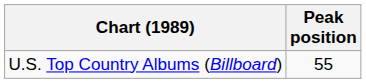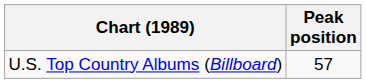(323, 64) 55 -> (323, 64) 57
